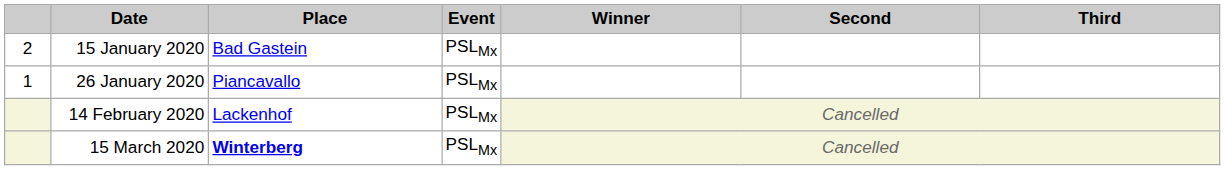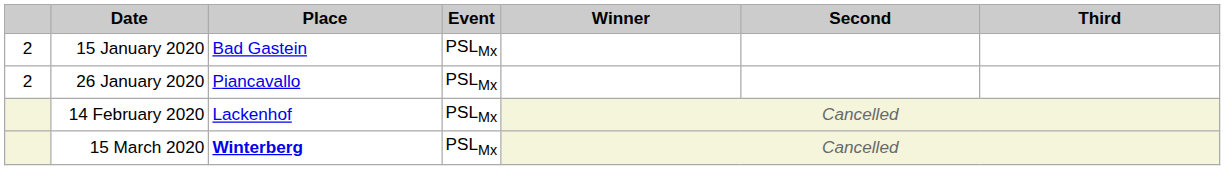(27, 81) 1 -> (27, 81) 2
